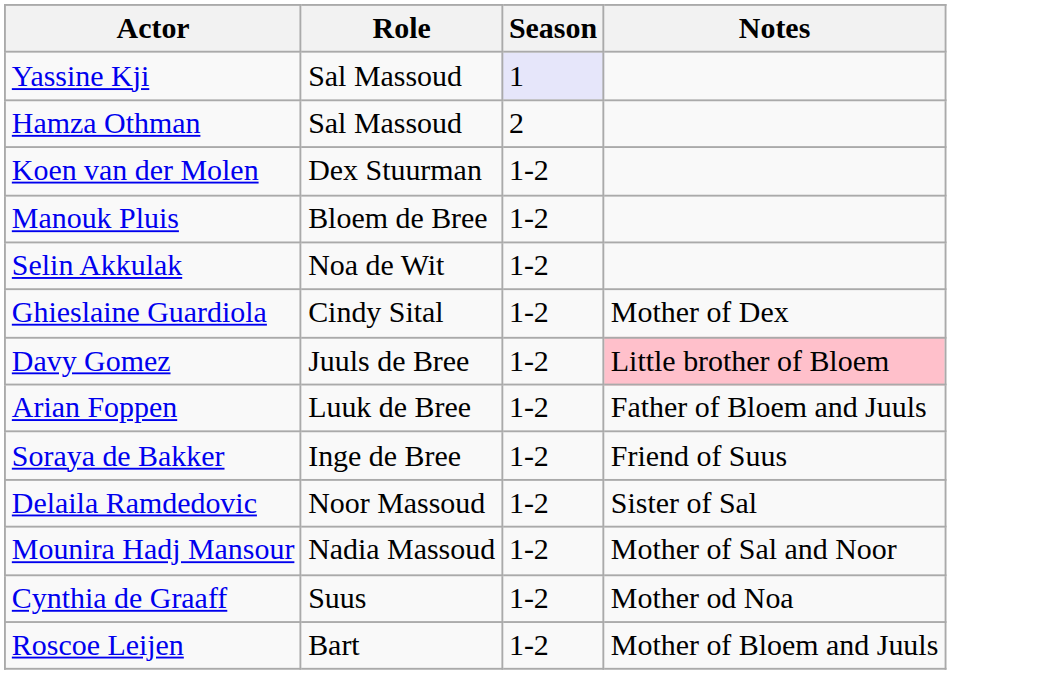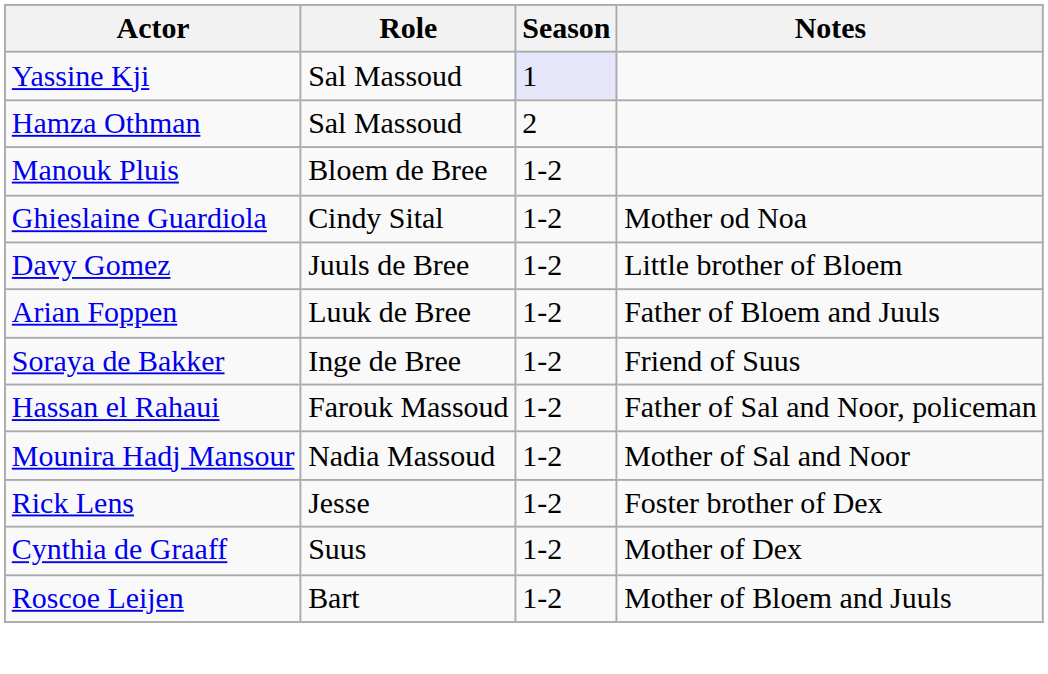- row: (135, 170)
- row: (97, 265)
(700, 312) Mother of Dex -> (716, 218) Mother od Noa
(750, 360) pink background -> (763, 265) no background
- row: (134, 502)
+ row: (116, 407)
+ row: (73, 502)
(702, 597) Mother od Noa -> (713, 550) Mother of Dex
